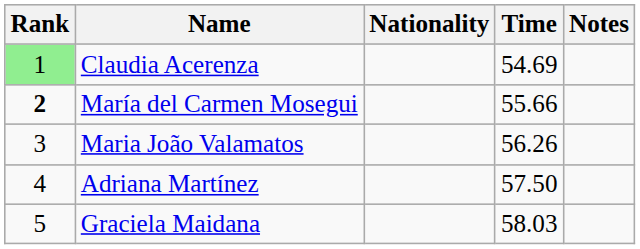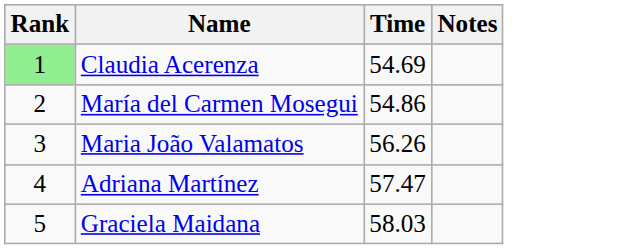- column: (429, 24)
(40, 104) bold -> (40, 104) normal
(529, 104) 55.66 -> (398, 104) 54.86
(529, 183) 57.50 -> (398, 183) 57.47
